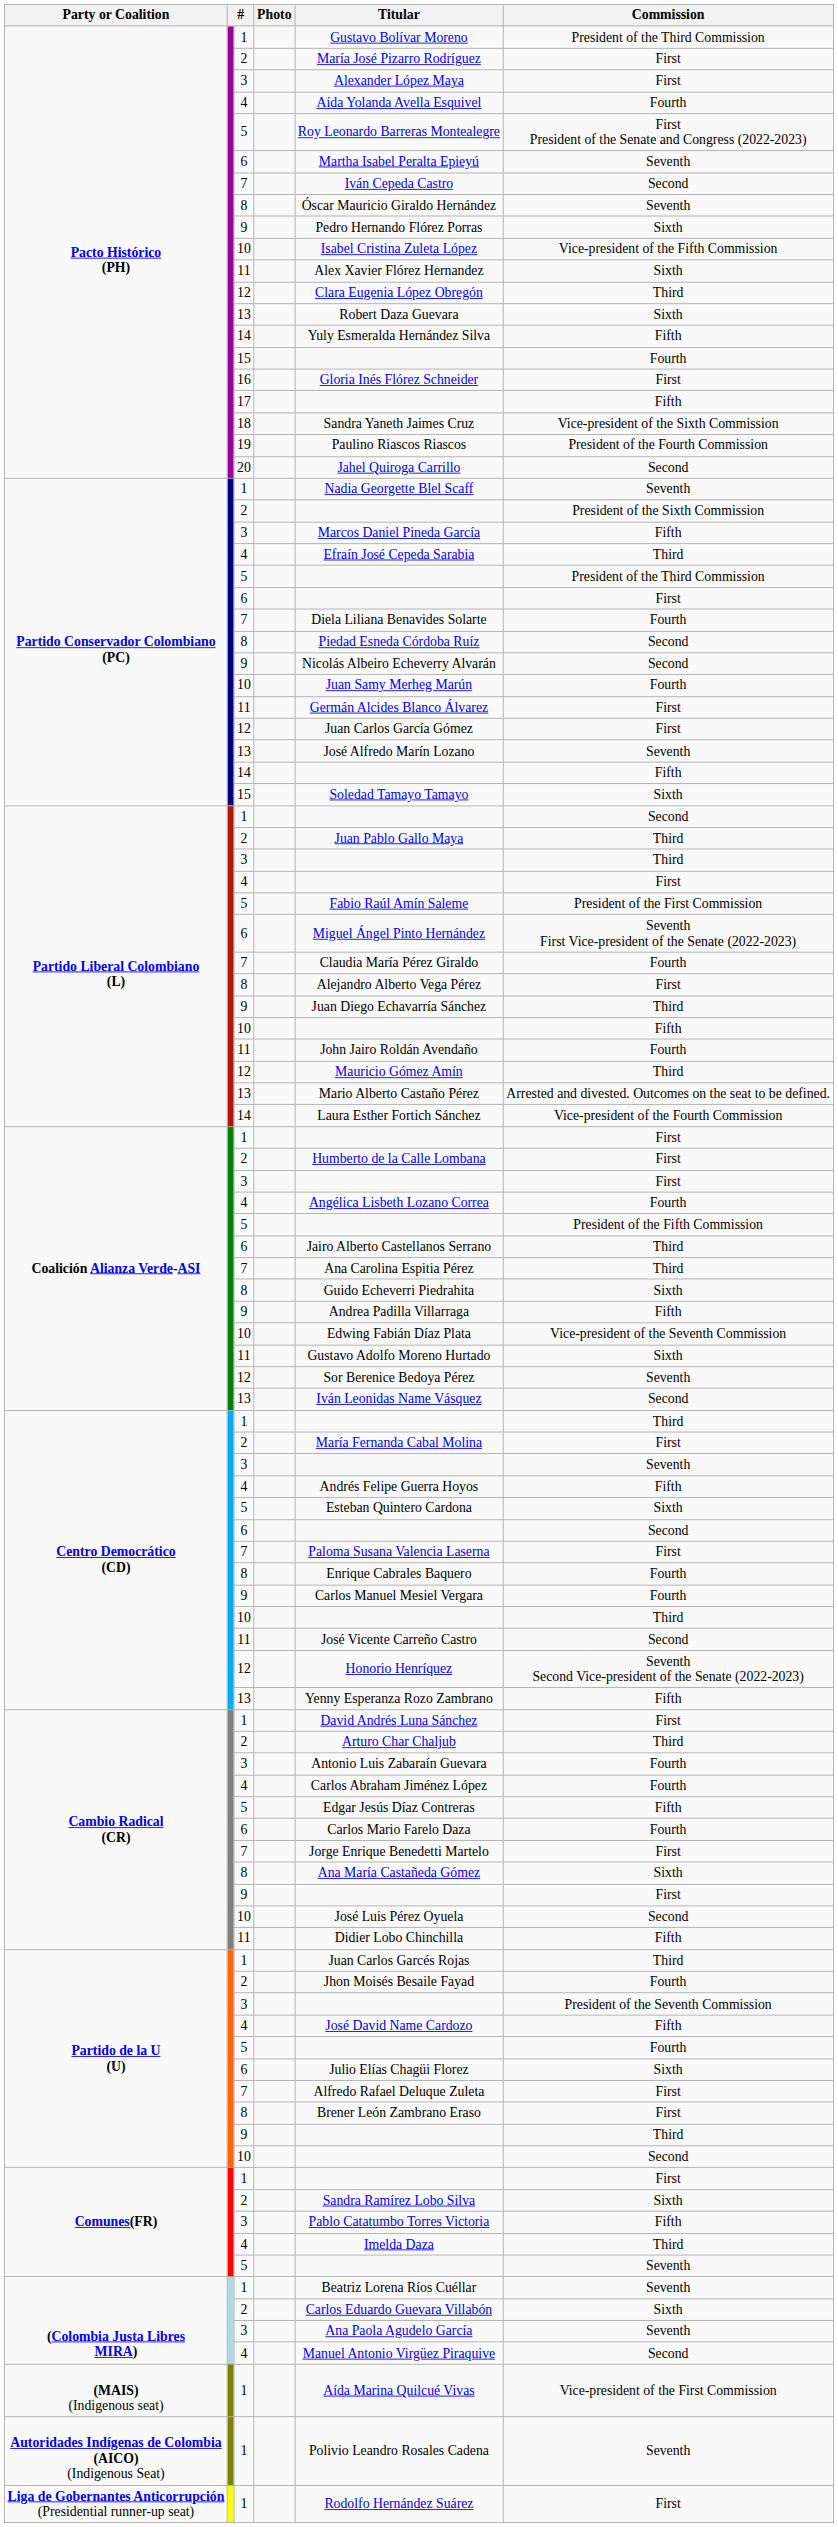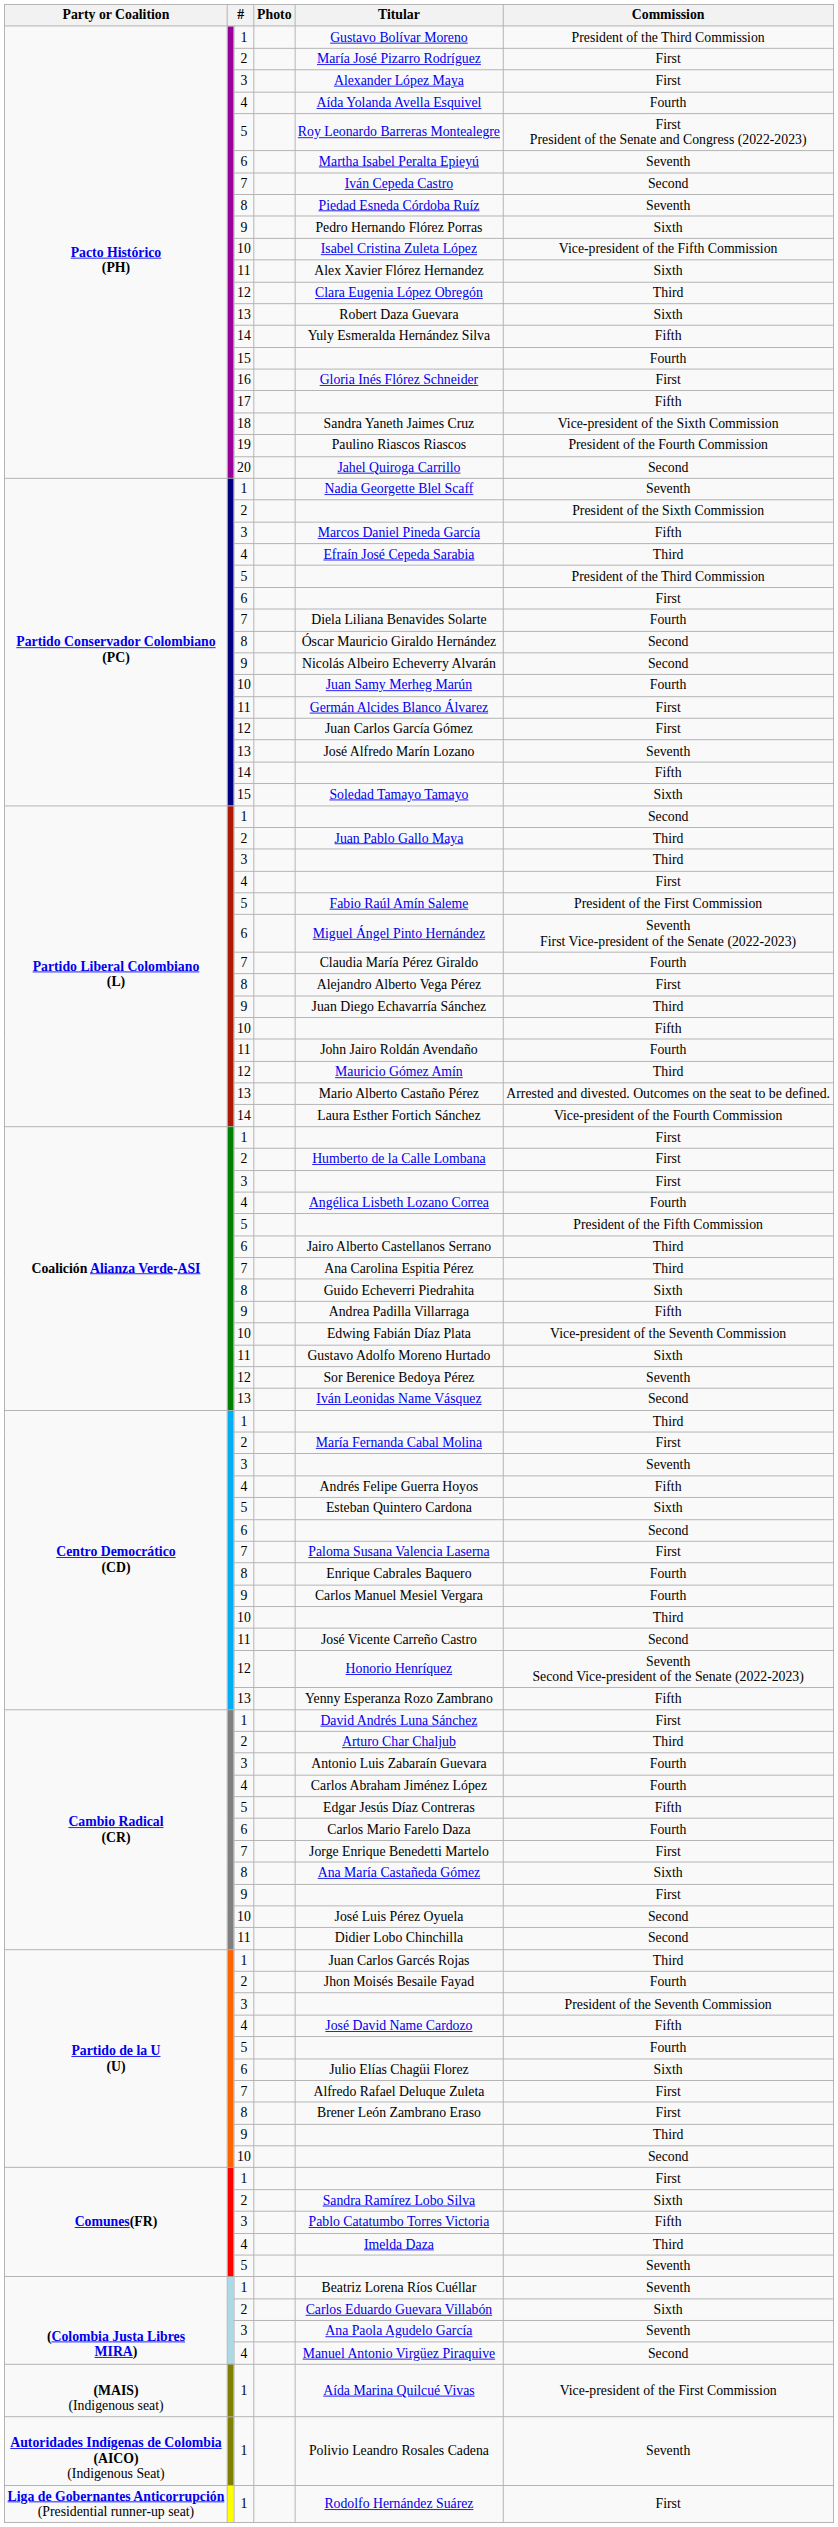(399, 205) Óscar Mauricio Giraldo Hernández -> (399, 205) Piedad Esneda Córdoba Ruíz
(399, 641) Piedad Esneda Córdoba Ruíz -> (399, 641) Óscar Mauricio Giraldo Hernández
(668, 1938) Fifth -> (668, 1938) Second
